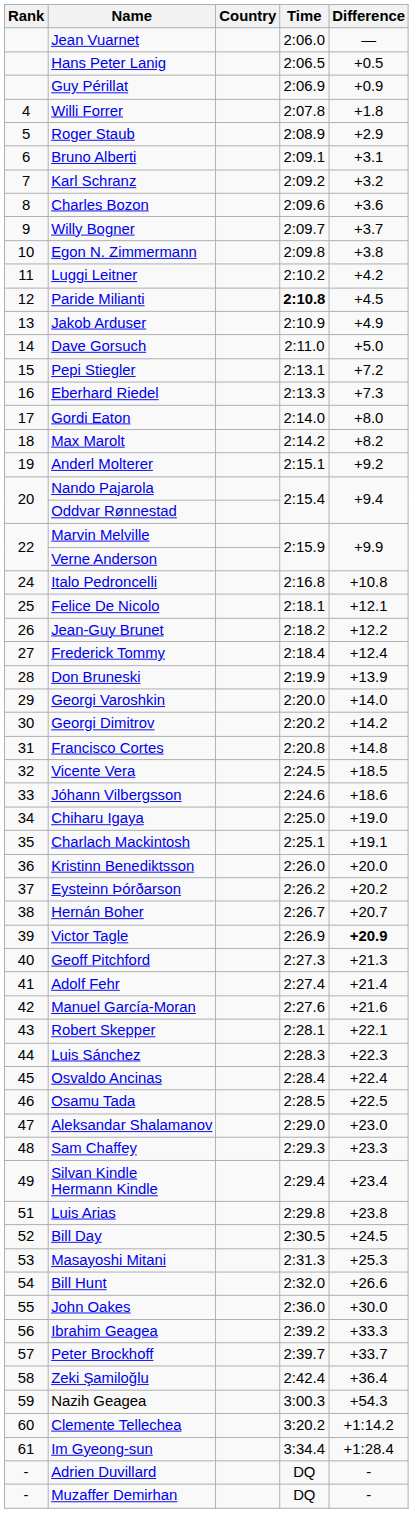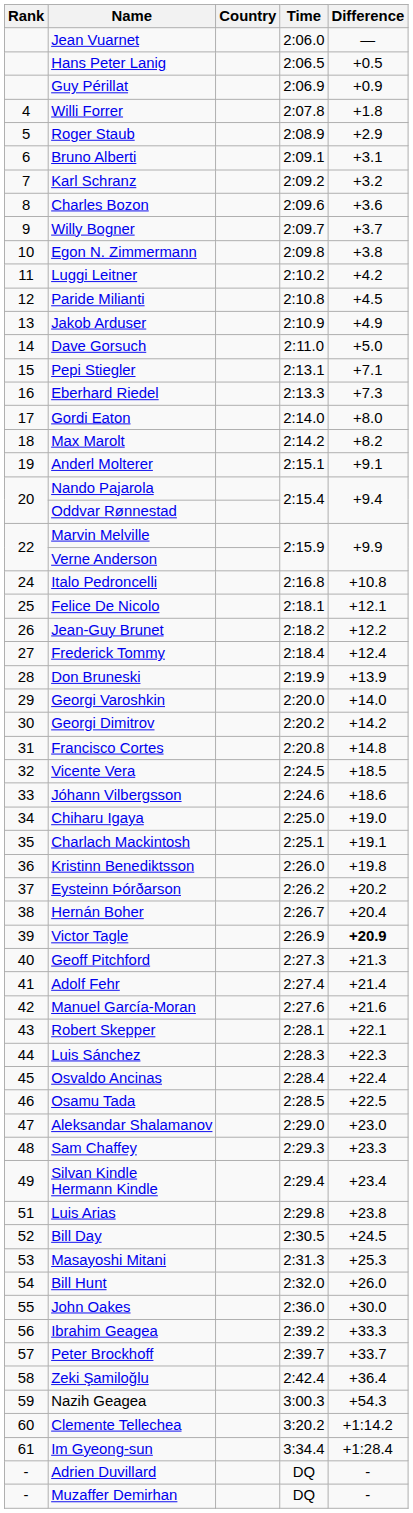(304, 299) bold -> (304, 299) normal
(369, 370) +7.2 -> (368, 370) +7.1
(369, 464) +9.2 -> (368, 464) +9.1
(369, 865) +20.0 -> (368, 865) +19.8
(369, 913) +20.7 -> (368, 913) +20.4
(369, 1283) +26.6 -> (368, 1283) +26.0
